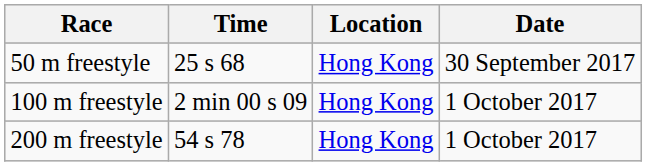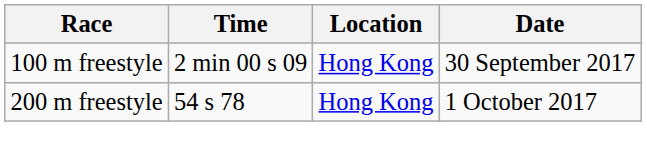- row: (80, 62)
(521, 101) 1 October 2017 -> (540, 62) 30 September 2017
